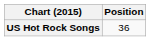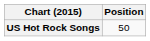(124, 28) 36 -> (124, 28) 50
